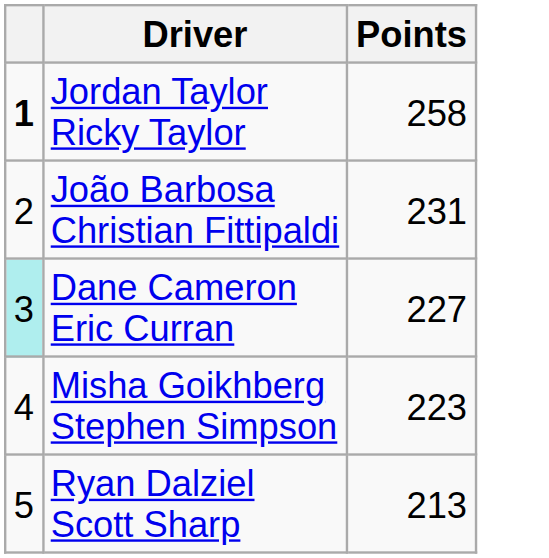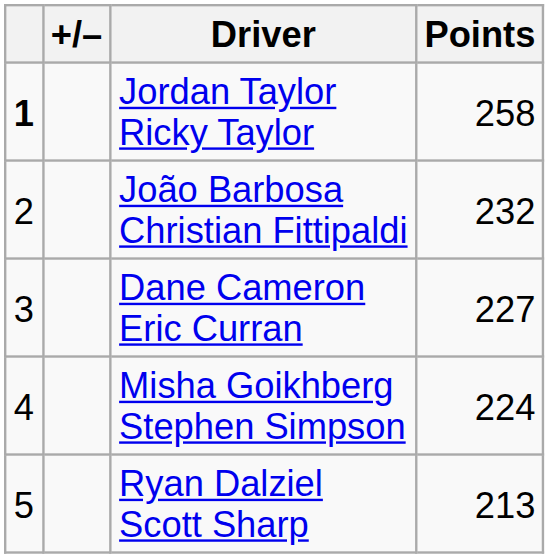+ column: (76, 34)
(437, 210) 231 -> (505, 210) 232
(24, 308) paleturquoise background -> (24, 308) no background
(437, 406) 223 -> (505, 406) 224
